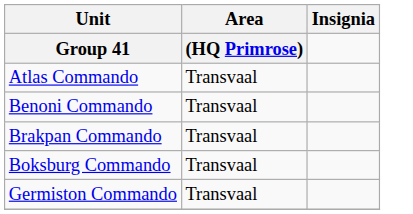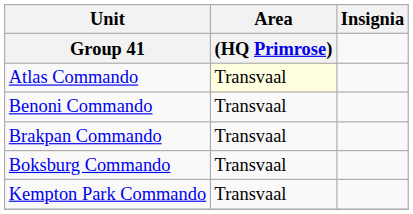(221, 77) no background -> (251, 77) lightyellow background
- row: (93, 194)
+ row: (107, 194)
